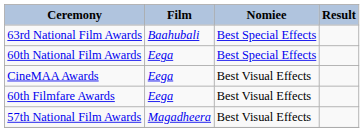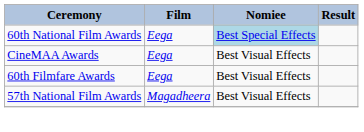- row: (75, 35)
(267, 55) no background -> (266, 35) lightblue background
